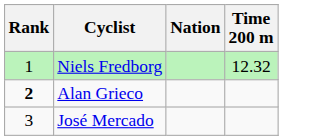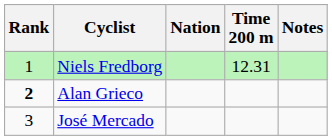+ column: (303, 28)
(251, 65) 12.32 -> (251, 65) 12.31
